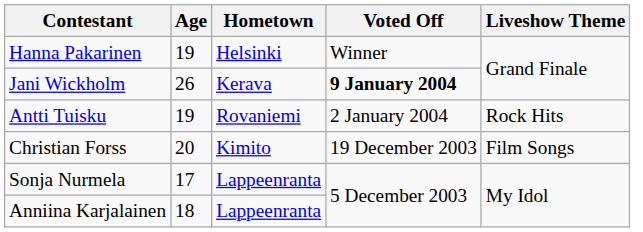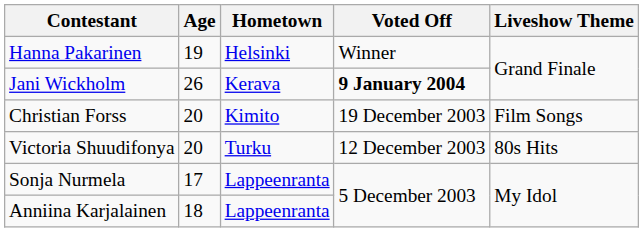- row: (58, 116)
+ row: (92, 147)
